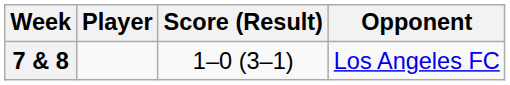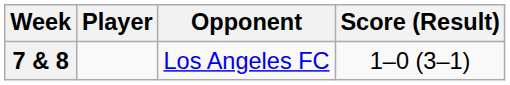columns swapped: (417, 23) <-> (243, 23)
